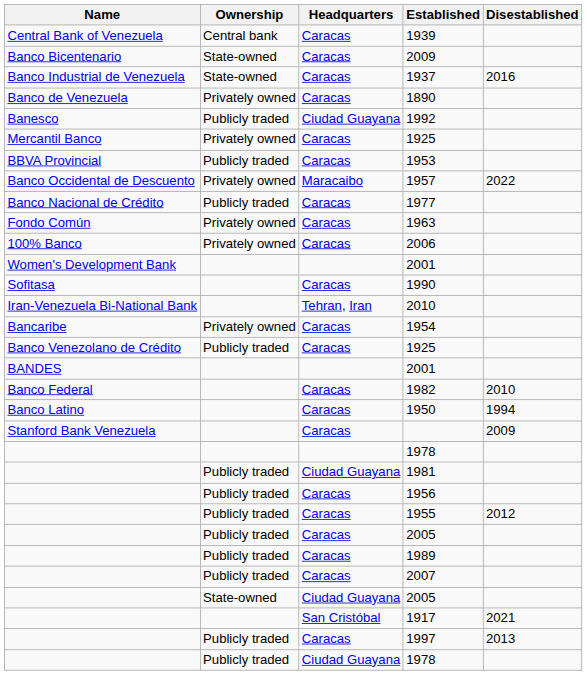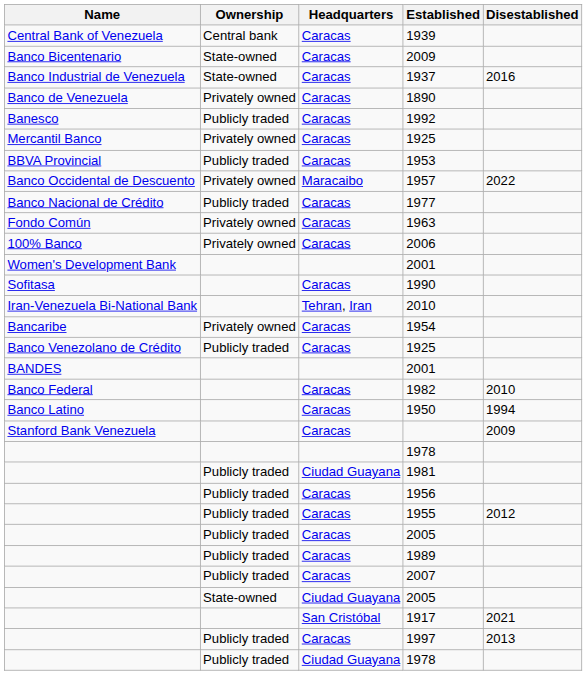(351, 118) Ciudad Guayana -> (326, 118) Caracas
